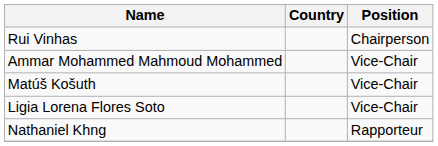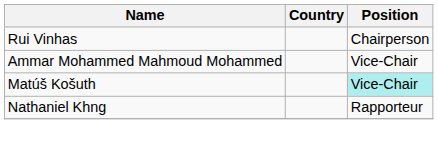(384, 84) no background -> (384, 84) paleturquoise background
- row: (86, 107)
